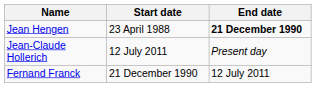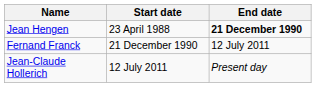rows swapped: (43, 73) <-> (36, 51)
